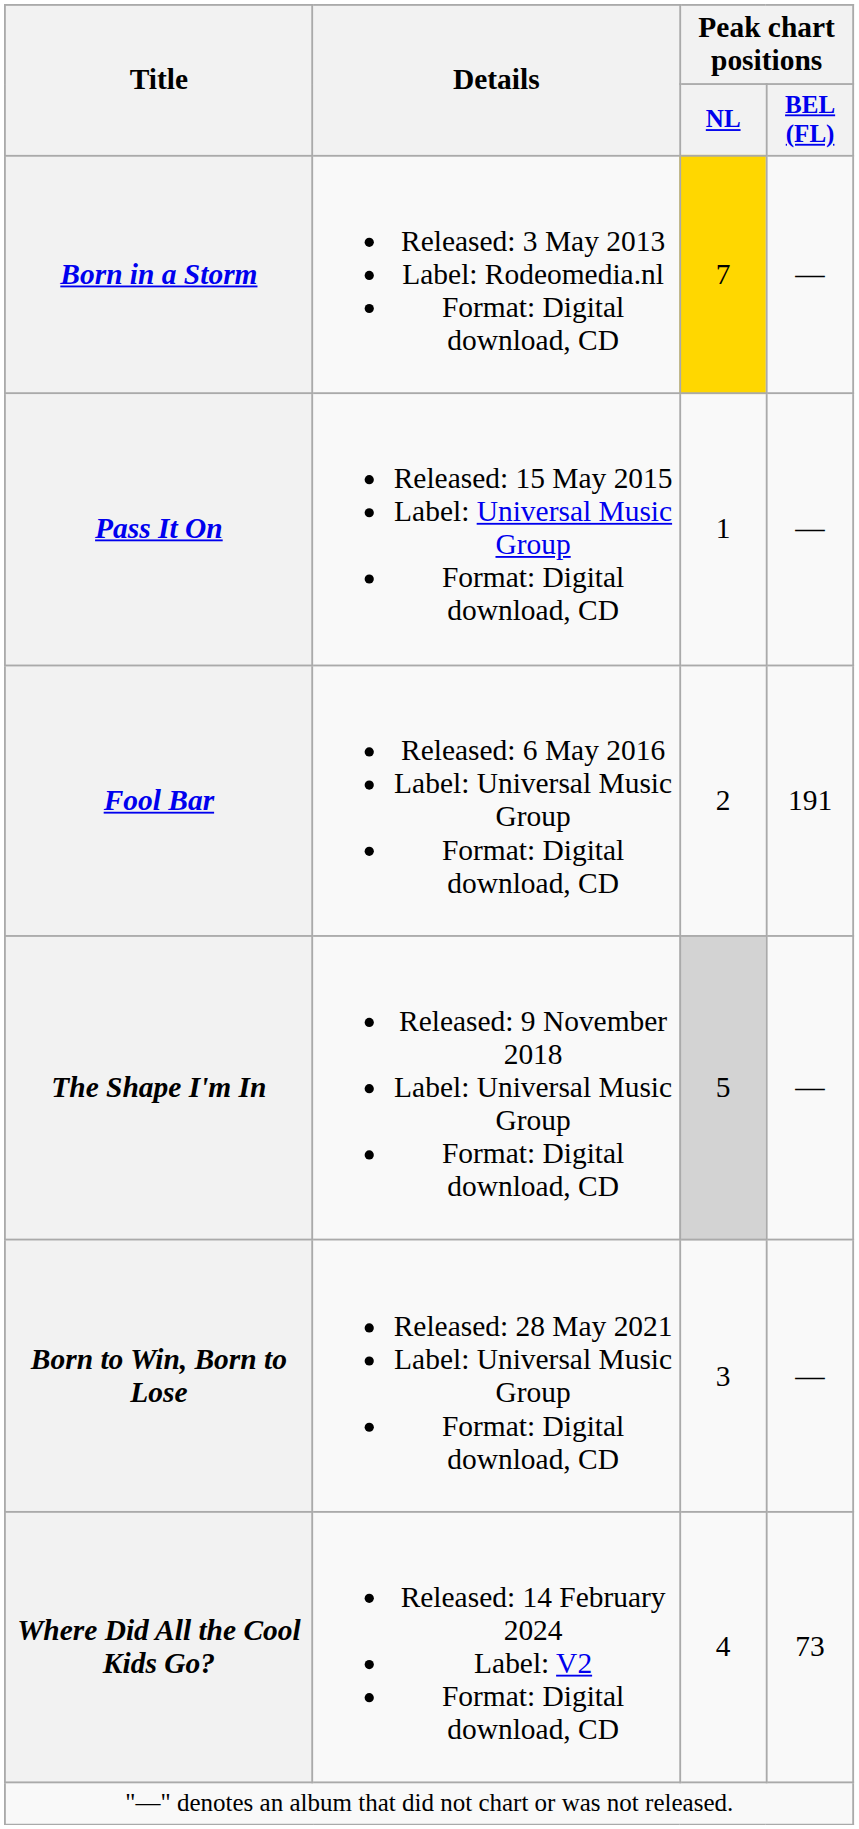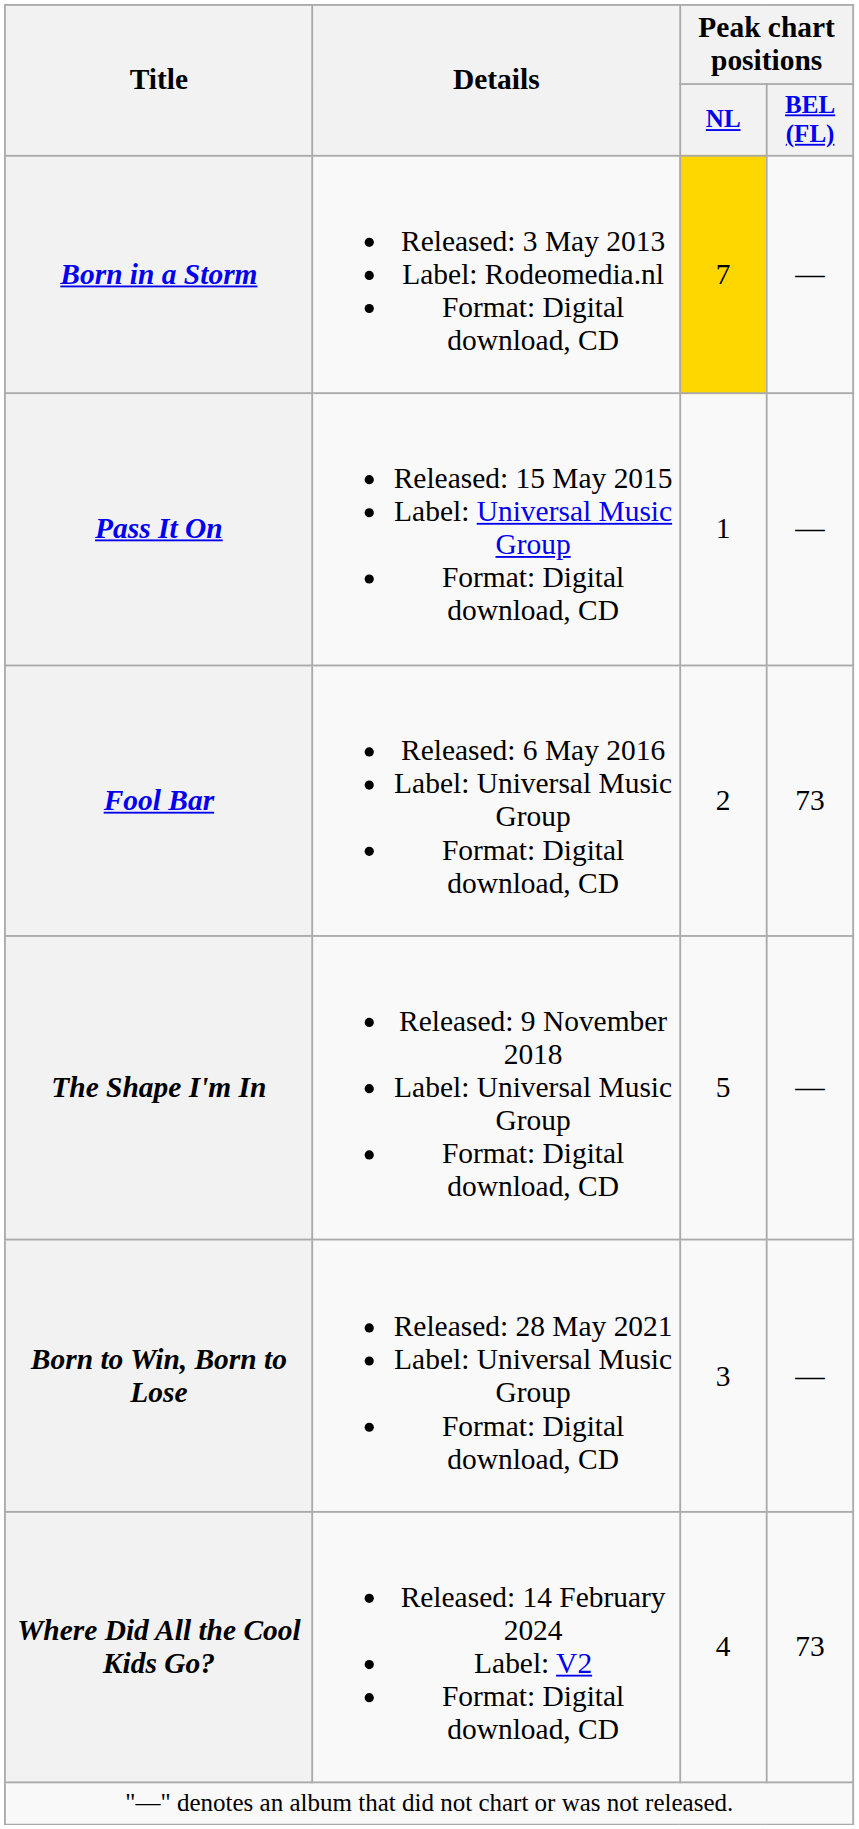(810, 799) 191 -> (810, 799) 73
(723, 1087) lightgrey background -> (723, 1087) no background
